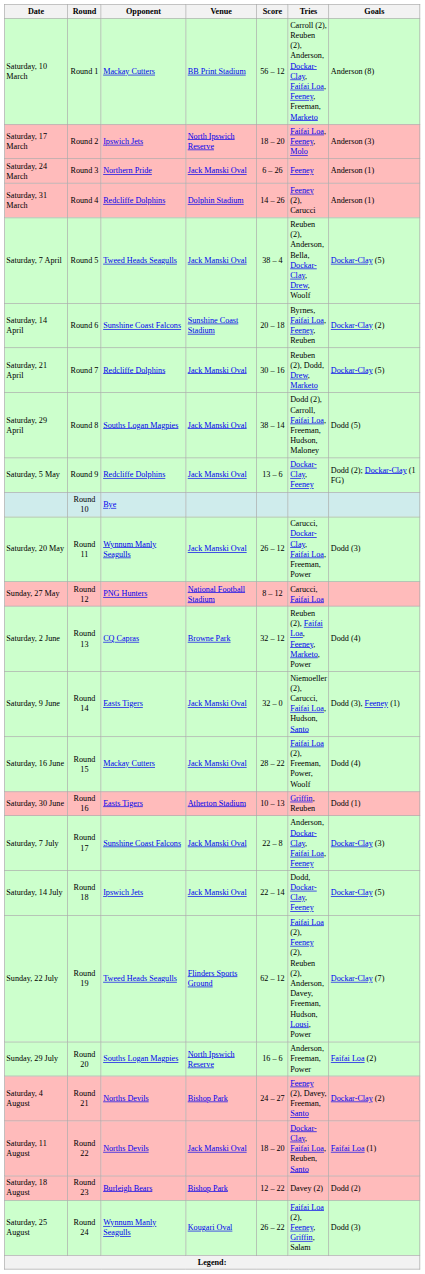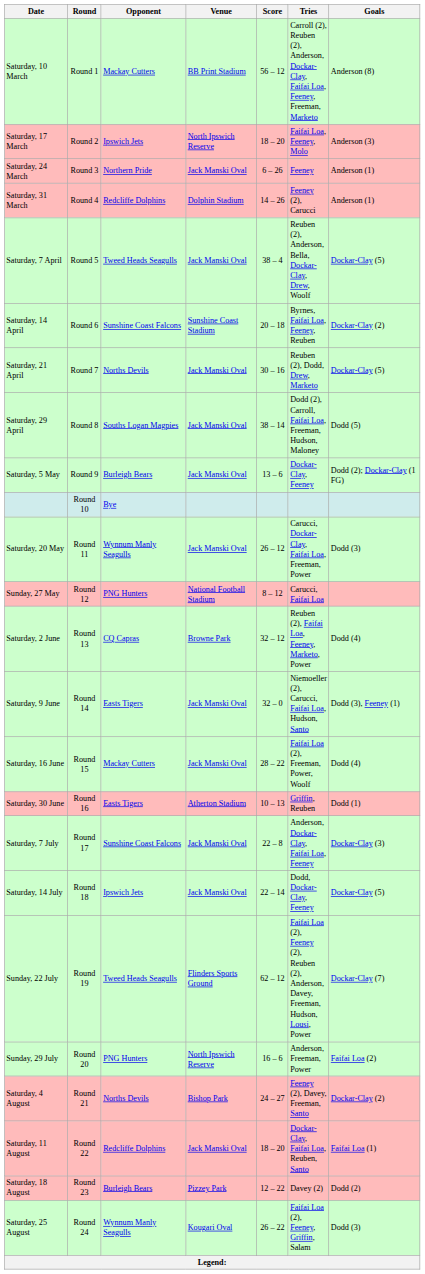(134, 370) Redcliffe Dolphins -> (126, 370) Norths Devils
(134, 475) Redcliffe Dolphins -> (128, 475) Burleigh Bears
(141, 1059) Souths Logan Magpies -> (125, 1059) PNG Hunters
(126, 1148) Norths Devils -> (134, 1148) Redcliffe Dolphins
(208, 1188) Bishop Park -> (207, 1188) Pizzey Park
